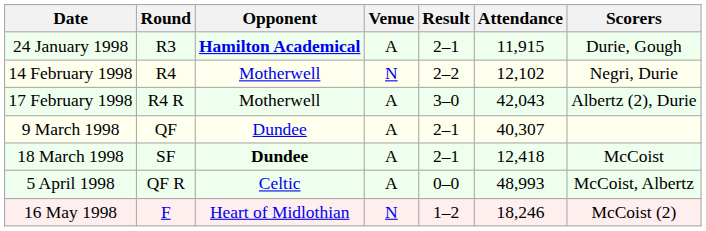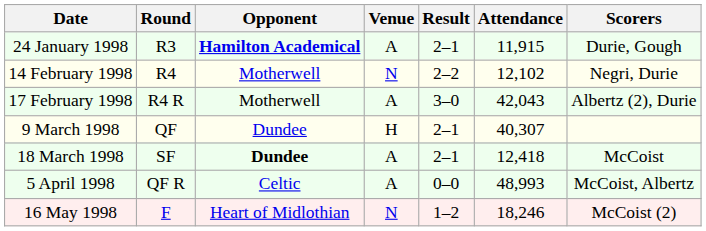(391, 128) A -> (391, 128) H
